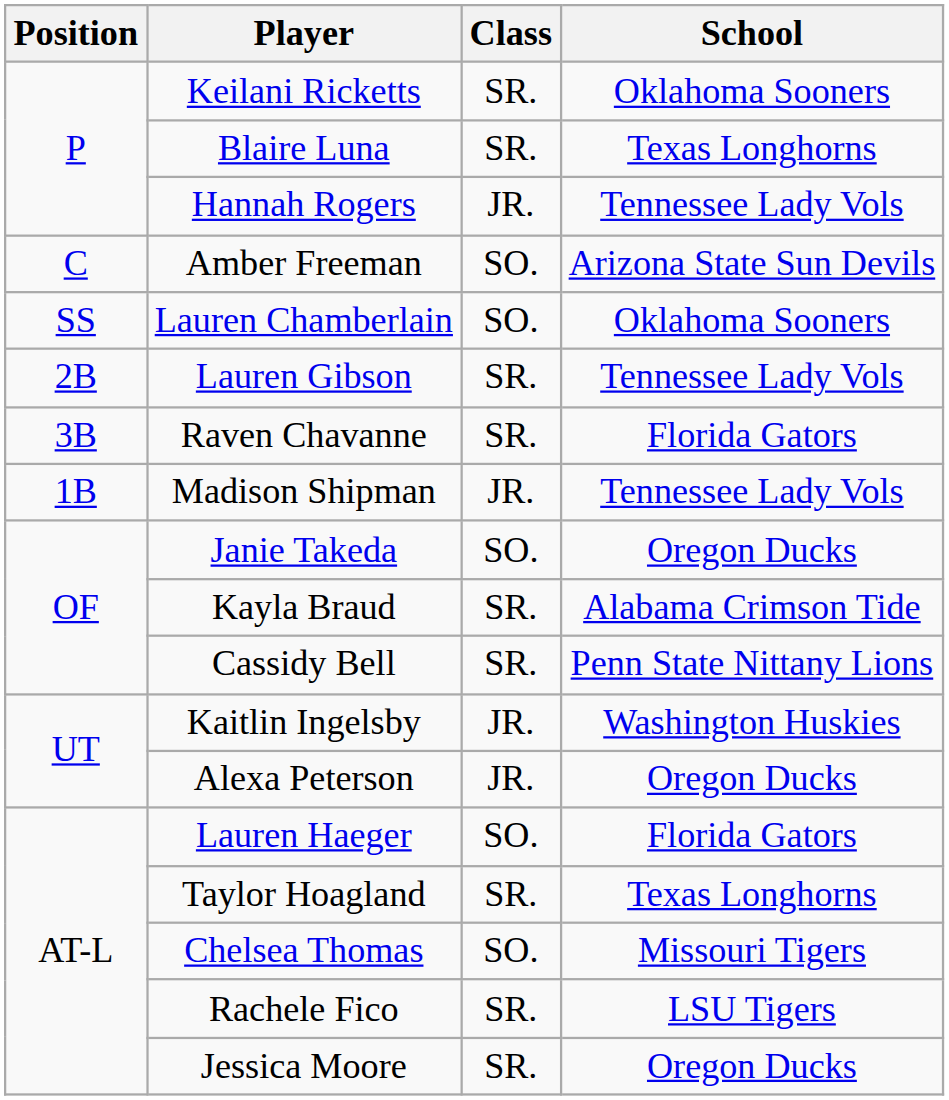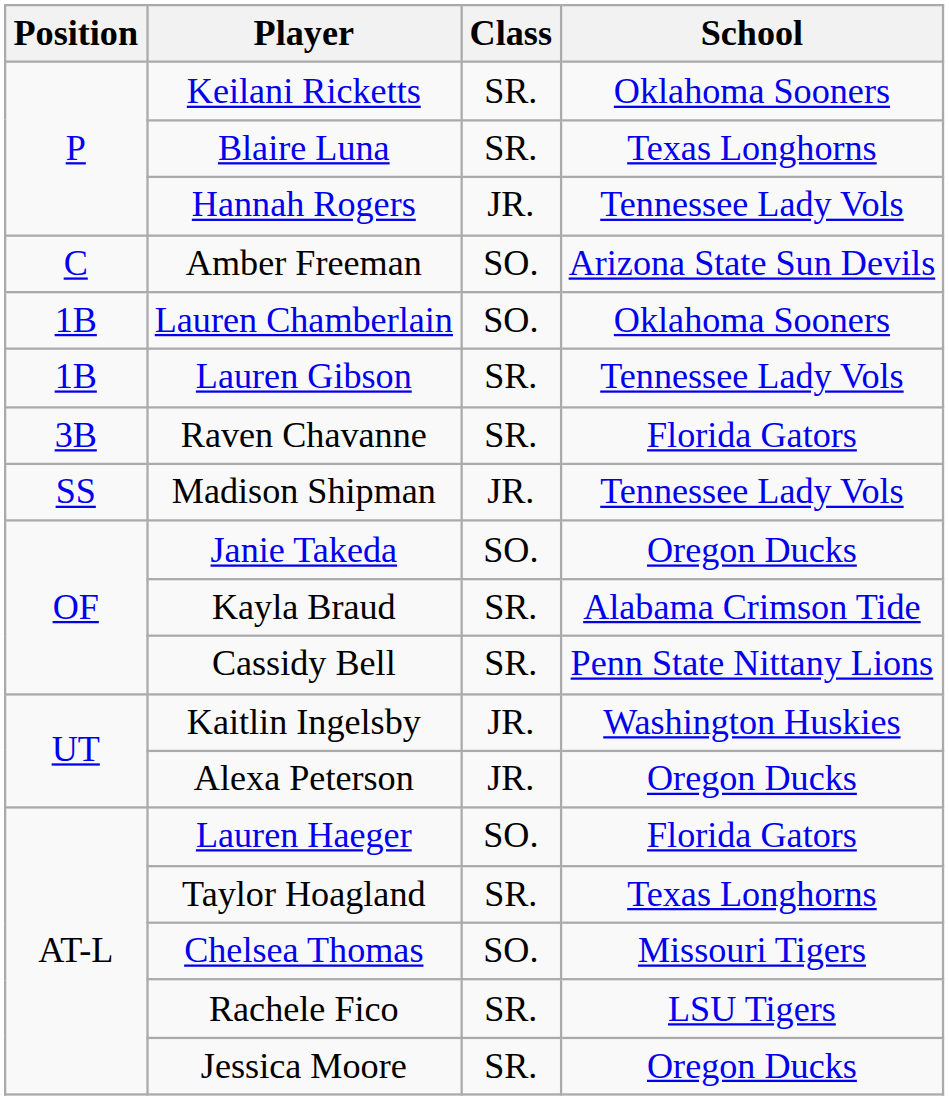(76, 319) SS -> (76, 319) 1B
(76, 377) 2B -> (76, 377) 1B
(76, 491) 1B -> (76, 491) SS
